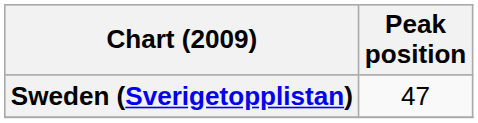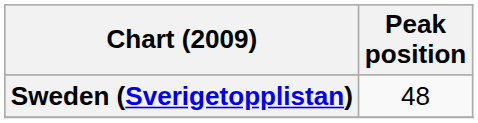(416, 95) 47 -> (416, 95) 48
